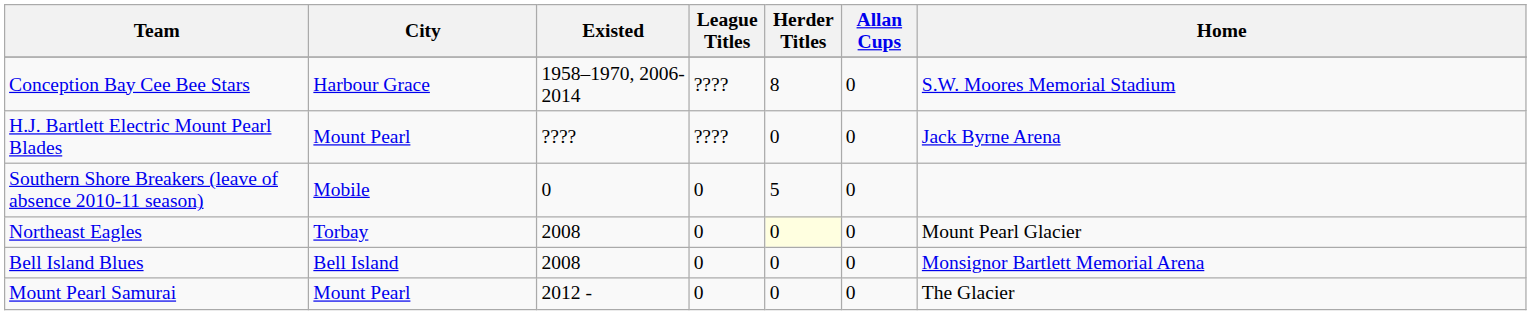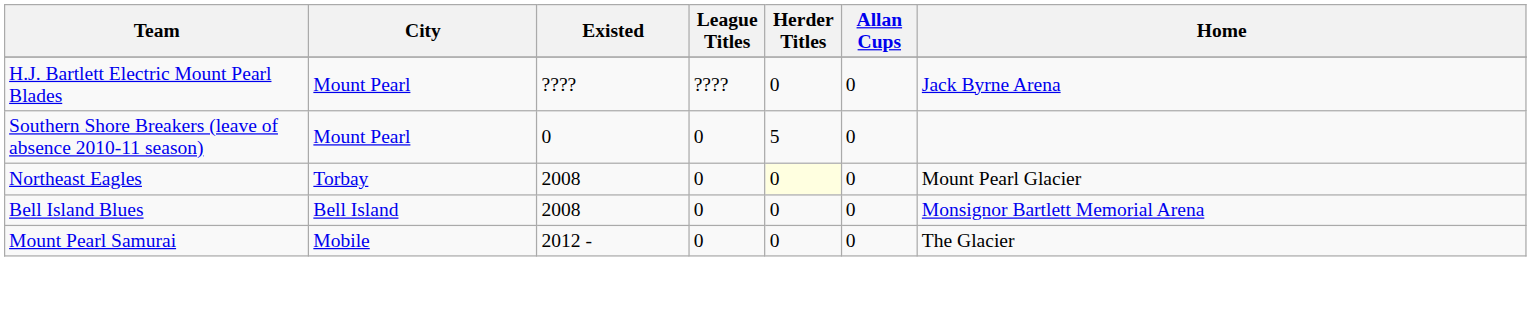- row: (129, 83)
(342, 189) Mobile -> (362, 136) Mount Pearl
(362, 293) Mount Pearl -> (342, 240) Mobile
